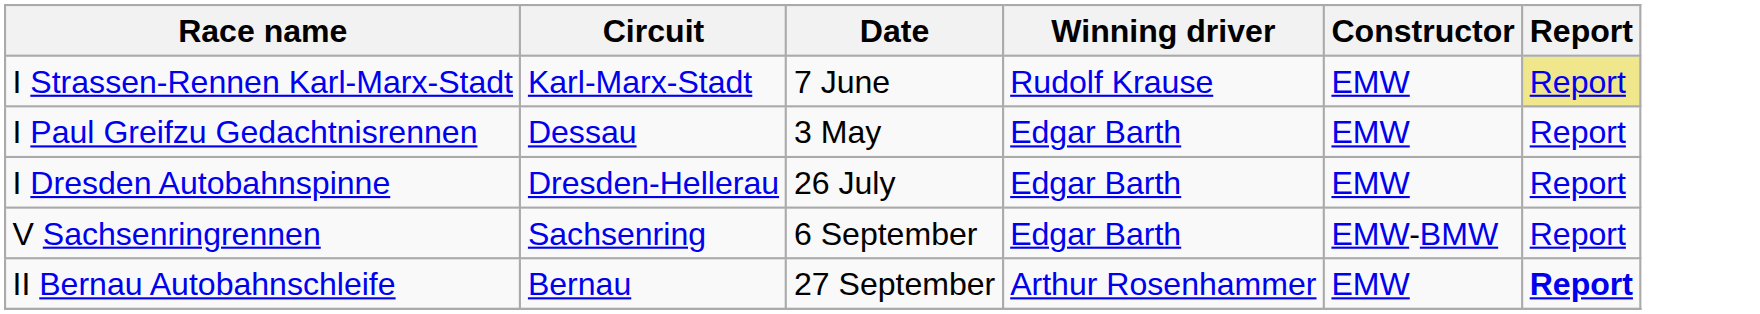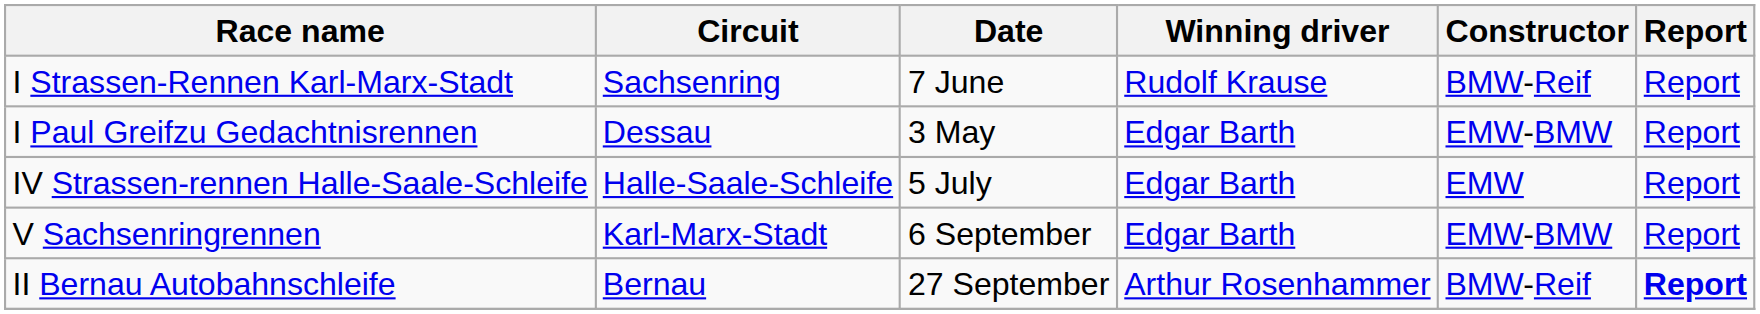(640, 81) Karl-Marx-Stadt -> (692, 81) Sachsenring
(1371, 81) EMW -> (1518, 81) BMW-Reif
(1578, 81) khaki background -> (1692, 81) no background
(1371, 132) EMW -> (1529, 132) EMW-BMW
+ row: (300, 183)
- row: (201, 183)
(617, 234) Sachsenring -> (715, 234) Karl-Marx-Stadt
(1371, 284) EMW -> (1518, 284) BMW-Reif
